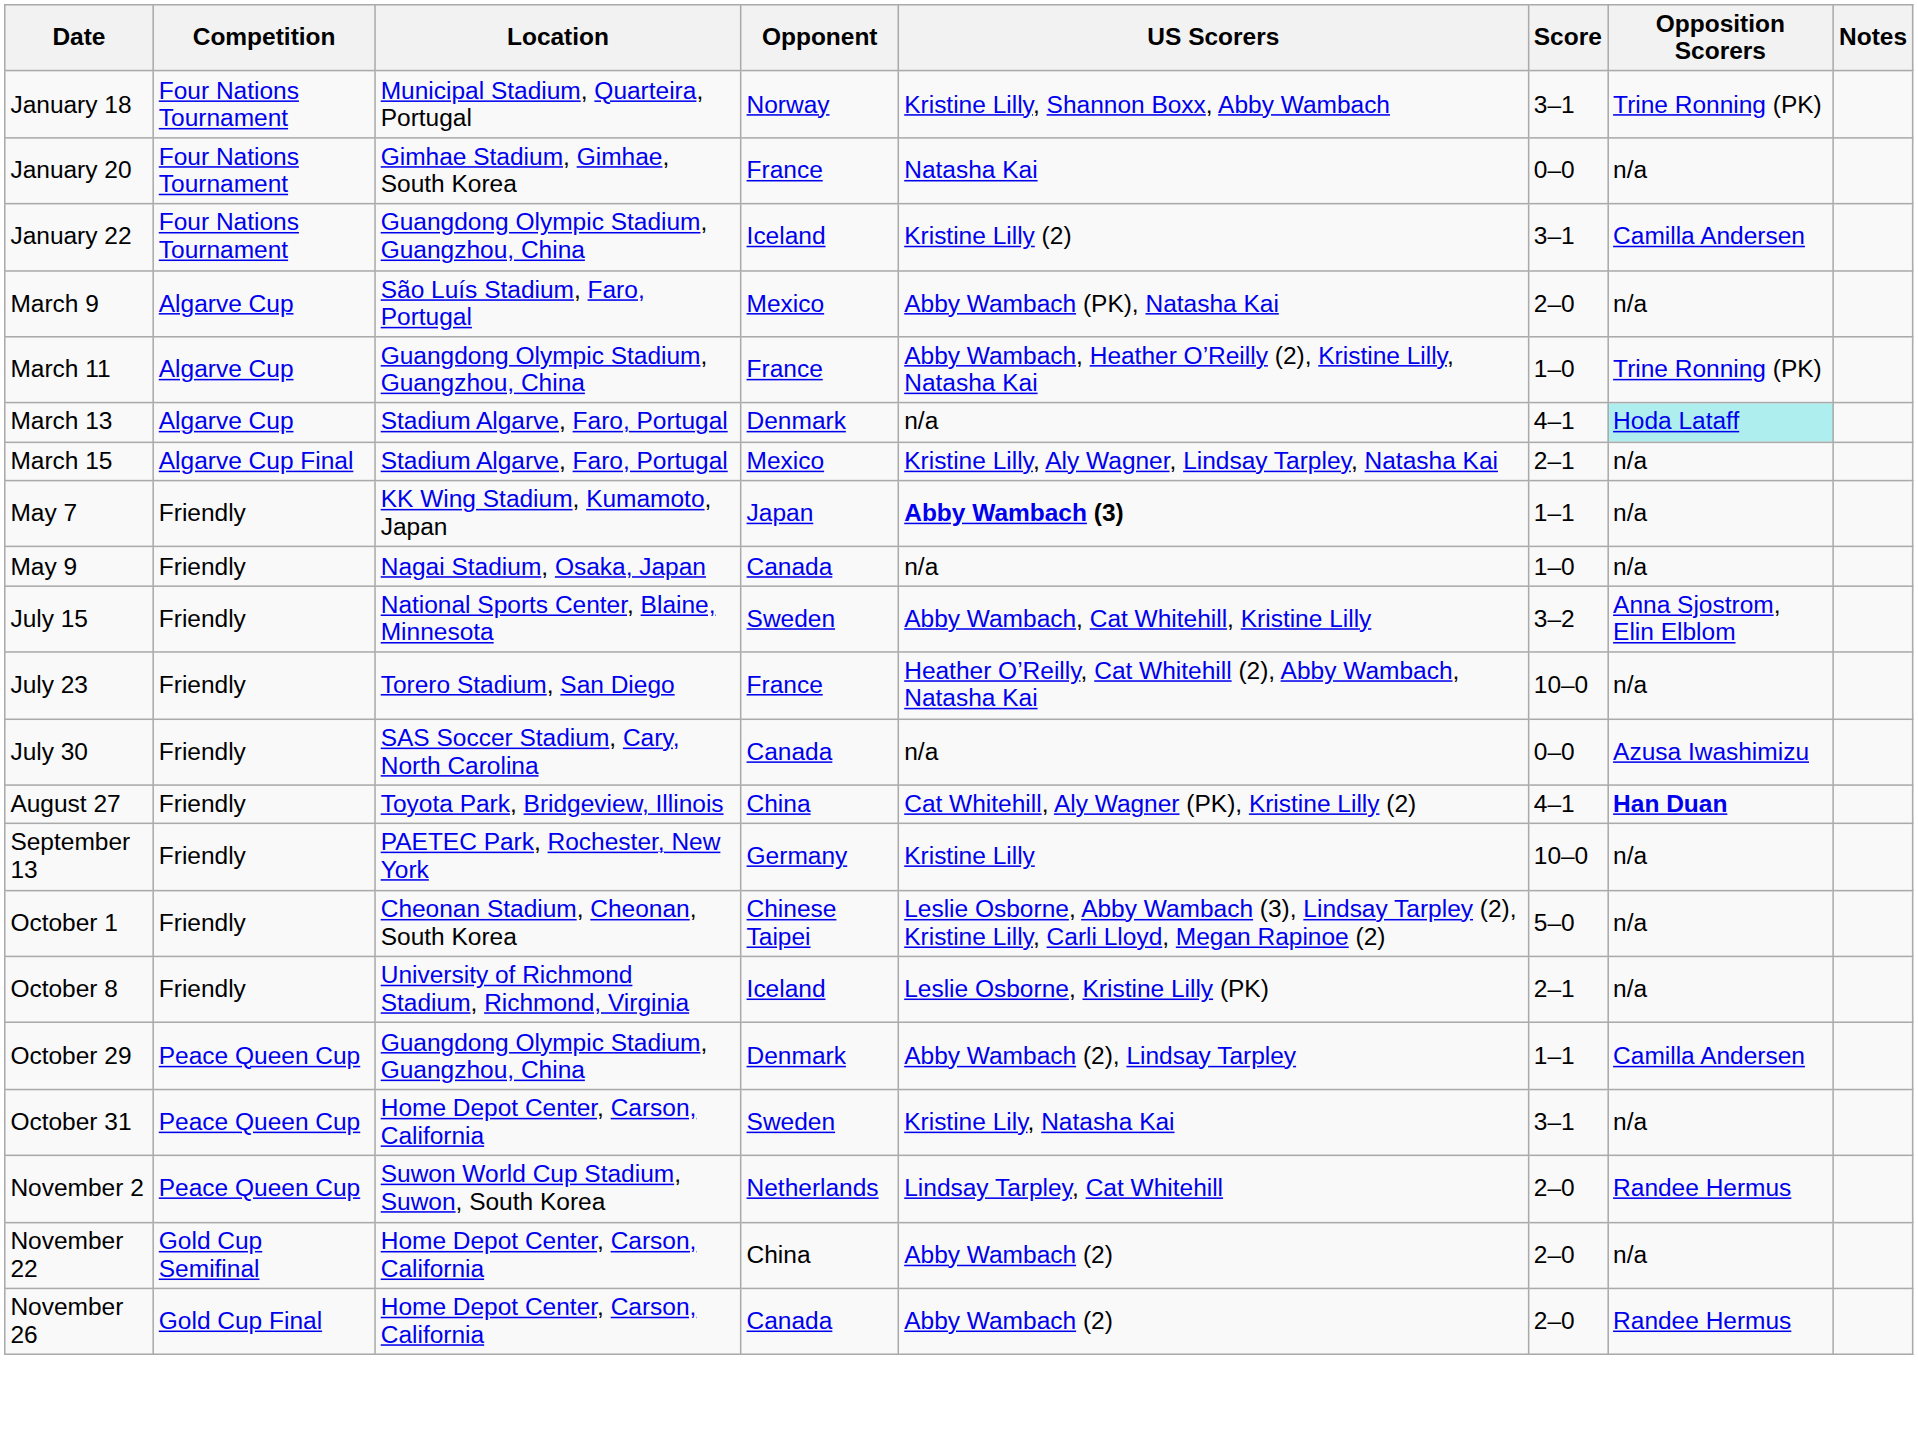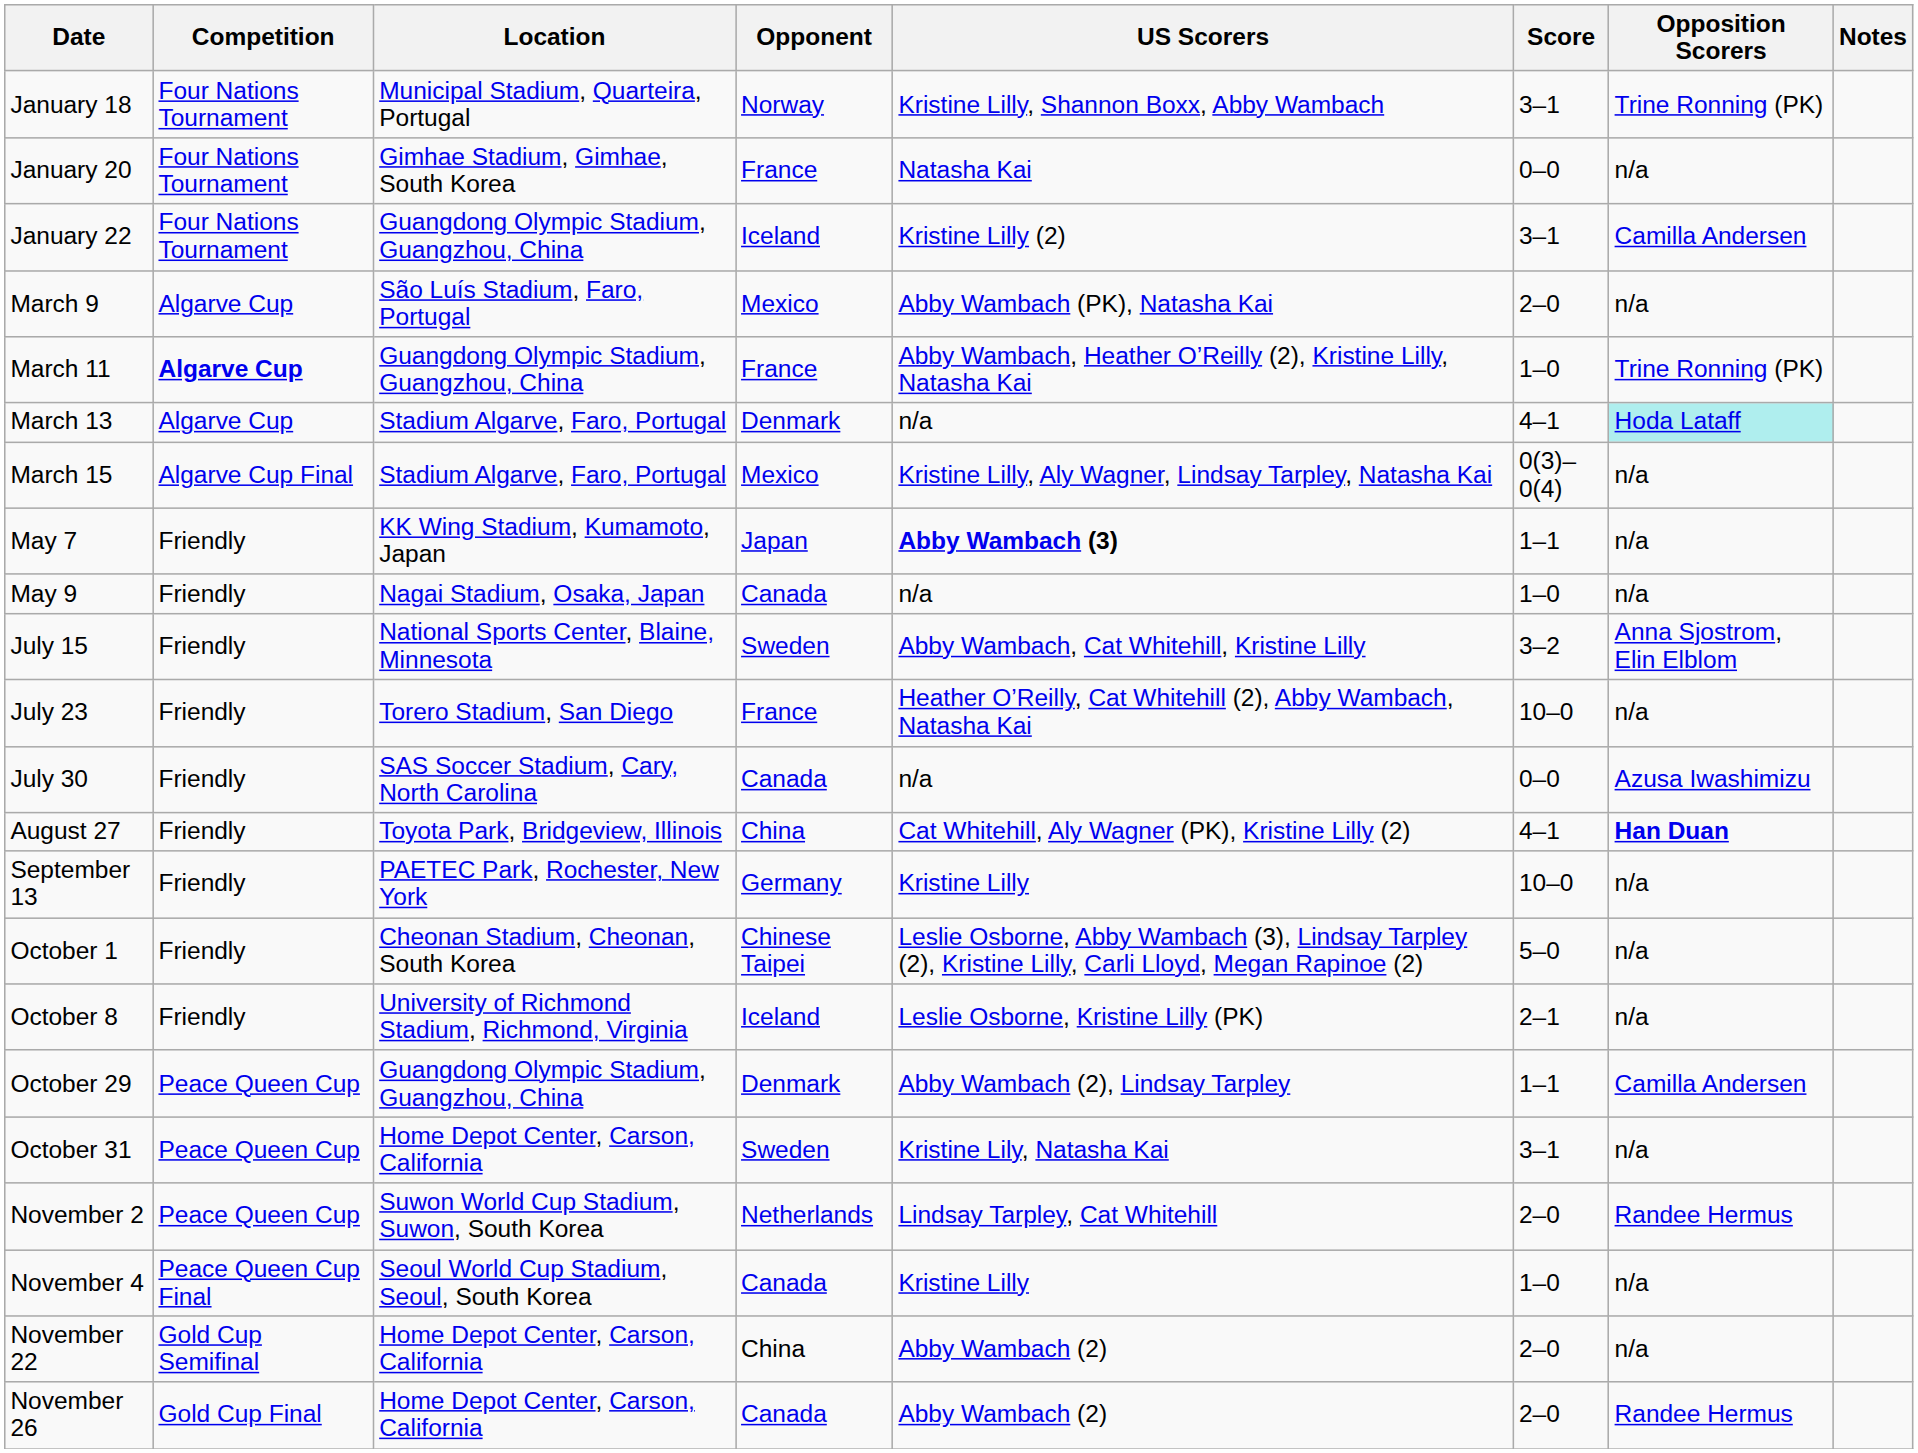(226, 369) normal -> (231, 369) bold
(1554, 460) 2–1 -> (1547, 474) 0(3)–0(4)
+ row: (77, 1282)
